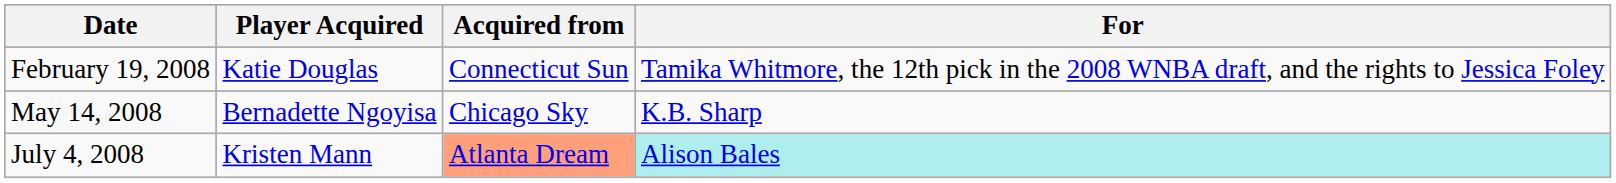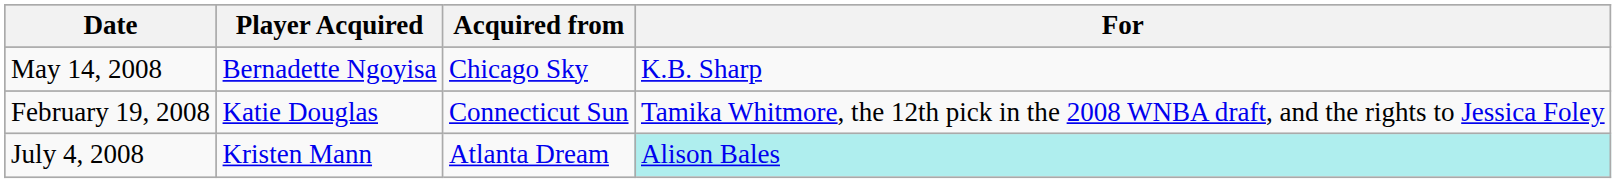rows swapped: (111, 68) <-> (87, 111)
(529, 154) lightsalmon background -> (529, 154) no background
